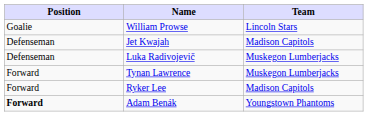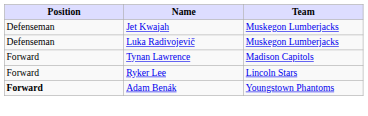- row: (157, 27)
(280, 42) Madison Capitols -> (292, 27) Muskegon Lumberjacks
(292, 73) Muskegon Lumberjacks -> (280, 57) Madison Capitols
(280, 88) Madison Capitols -> (271, 73) Lincoln Stars
